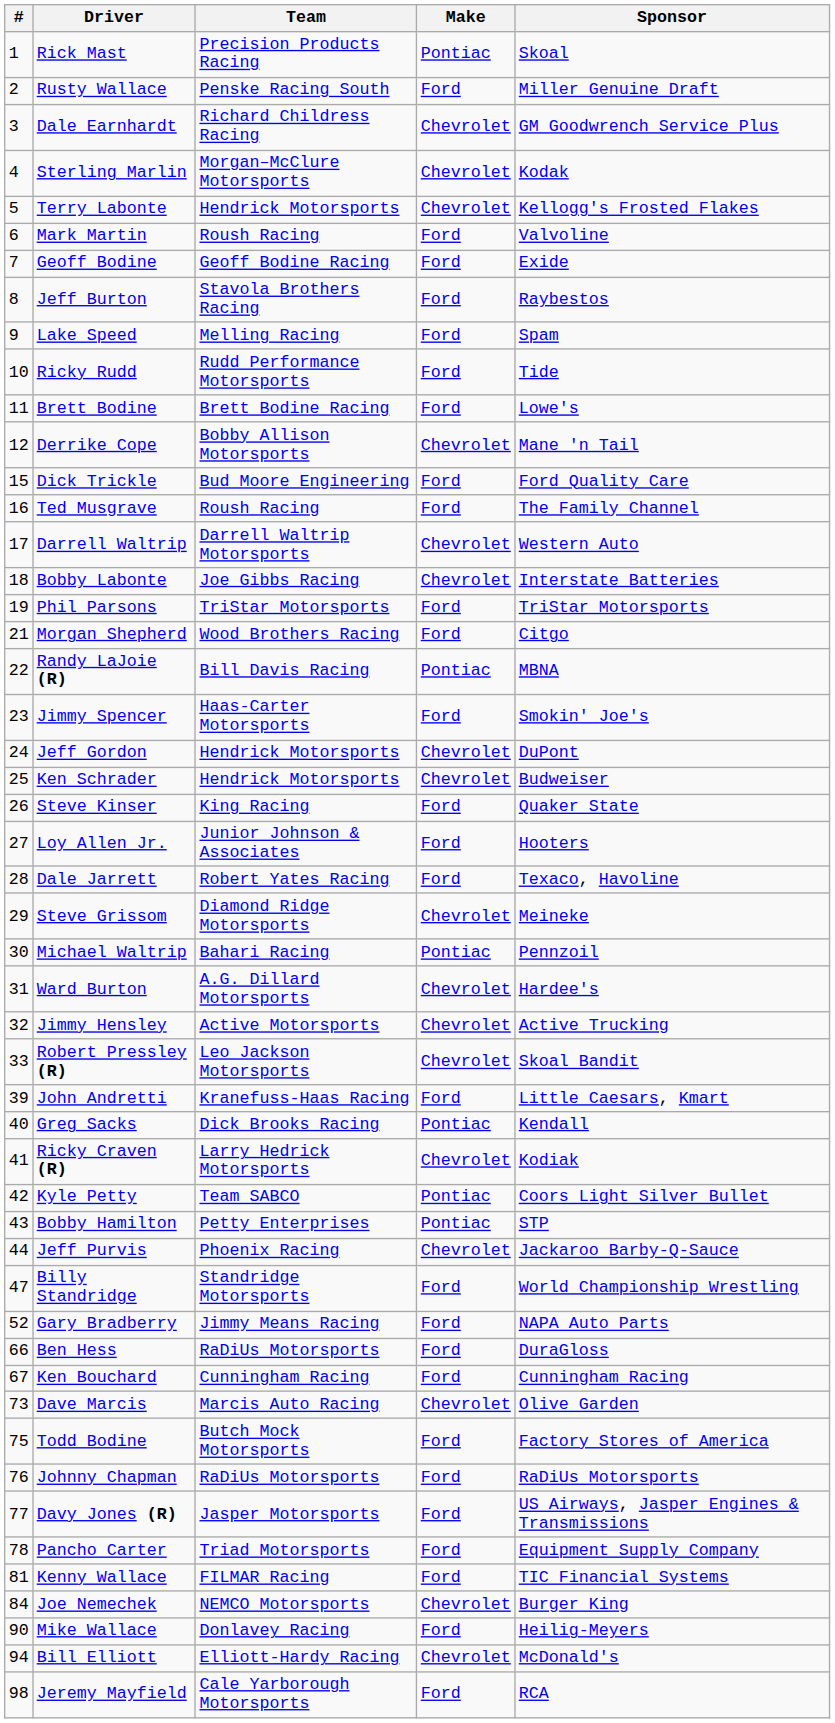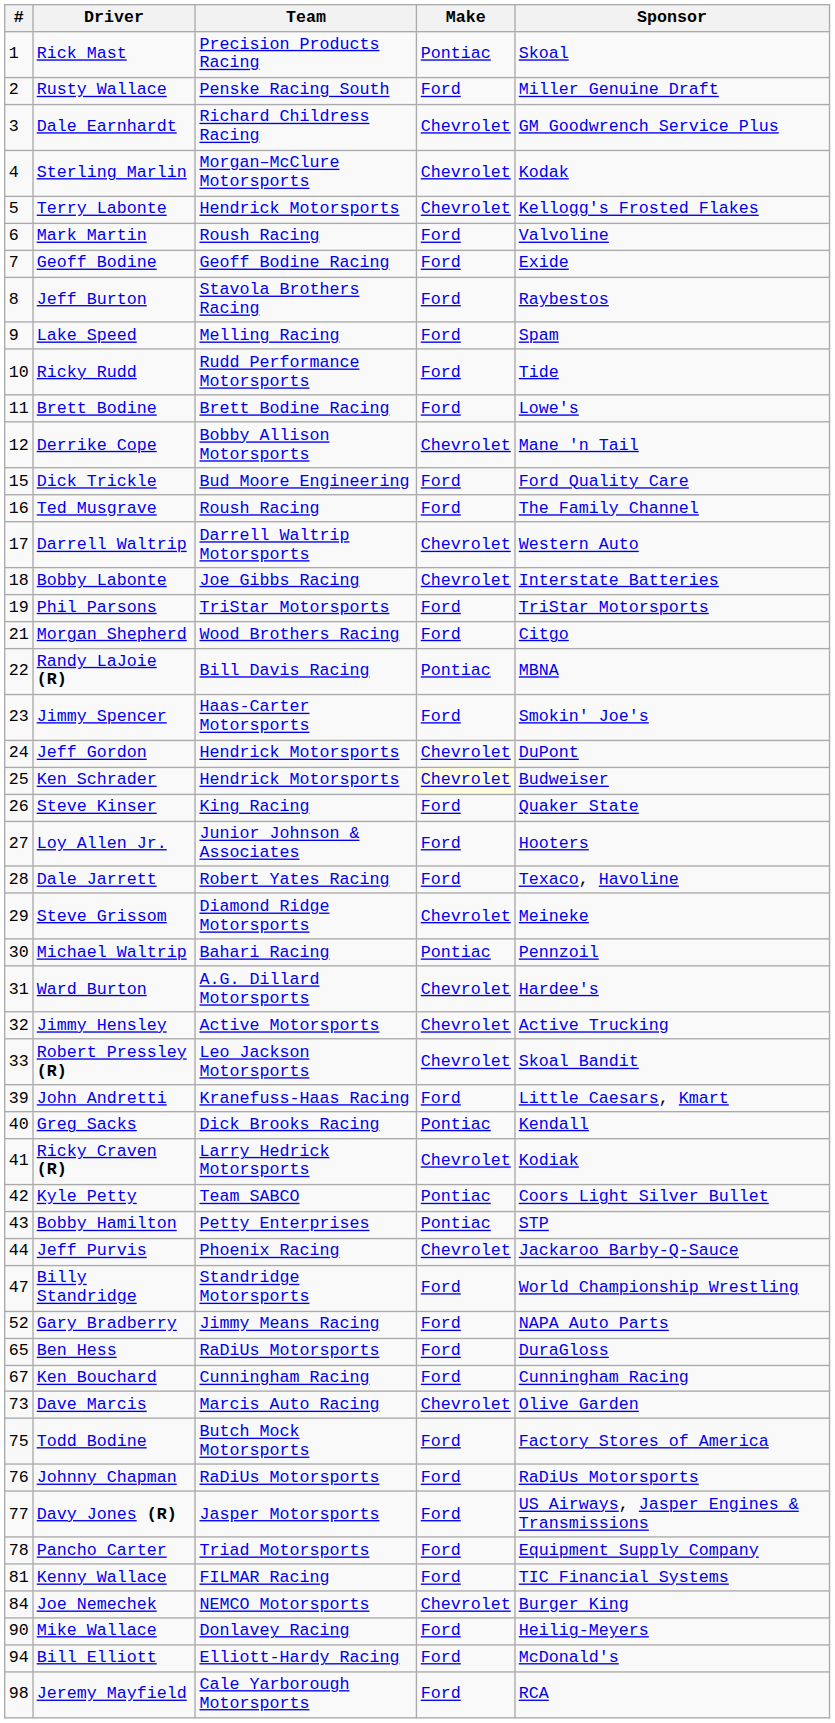(466, 781) no background -> (466, 781) lightyellow background
(19, 1352) 66 -> (19, 1352) 65
(466, 1659) Chevrolet -> (441, 1659) Ford
